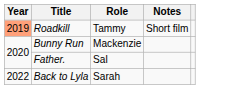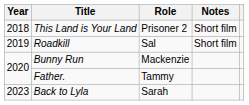+ row: (85, 28)
(18, 28) lightsalmon background -> (18, 44) no background
(109, 28) Tammy -> (149, 44) Sal
(100, 60) Sal -> (158, 76) Tammy
(18, 76) 2022 -> (18, 92) 2023
